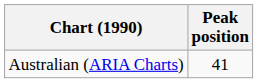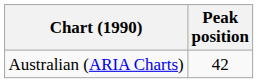(220, 63) 41 -> (220, 63) 42
